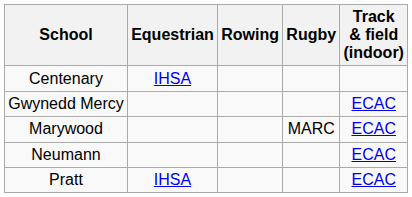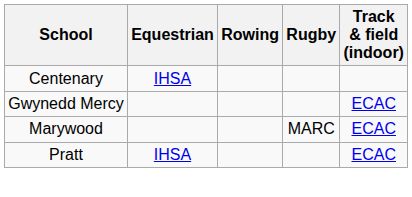- row: (66, 154)
